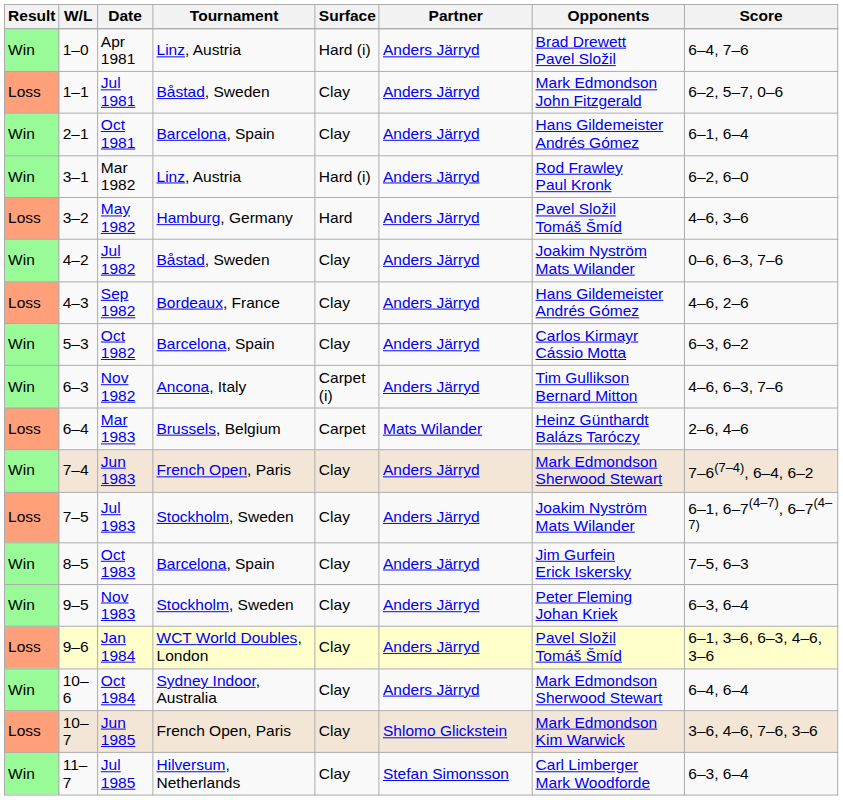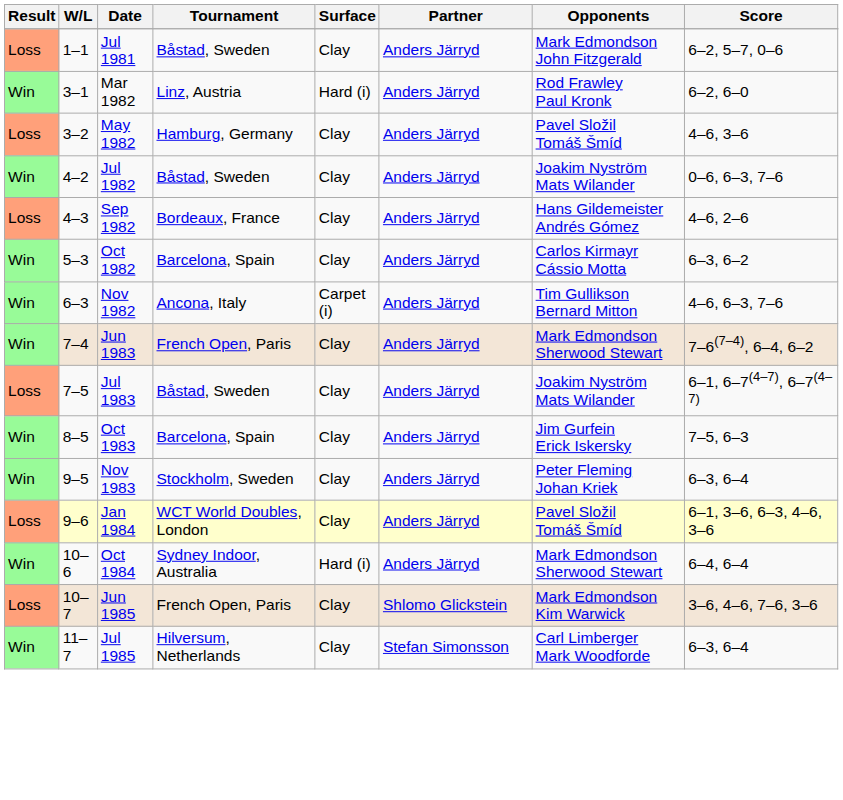- row: (118, 50)
- row: (118, 134)
(336, 218) Hard -> (334, 134) Clay
- row: (118, 428)
(225, 517) Stockholm, Sweden -> (213, 390) Båstad, Sweden
(334, 689) Clay -> (345, 563) Hard (i)
